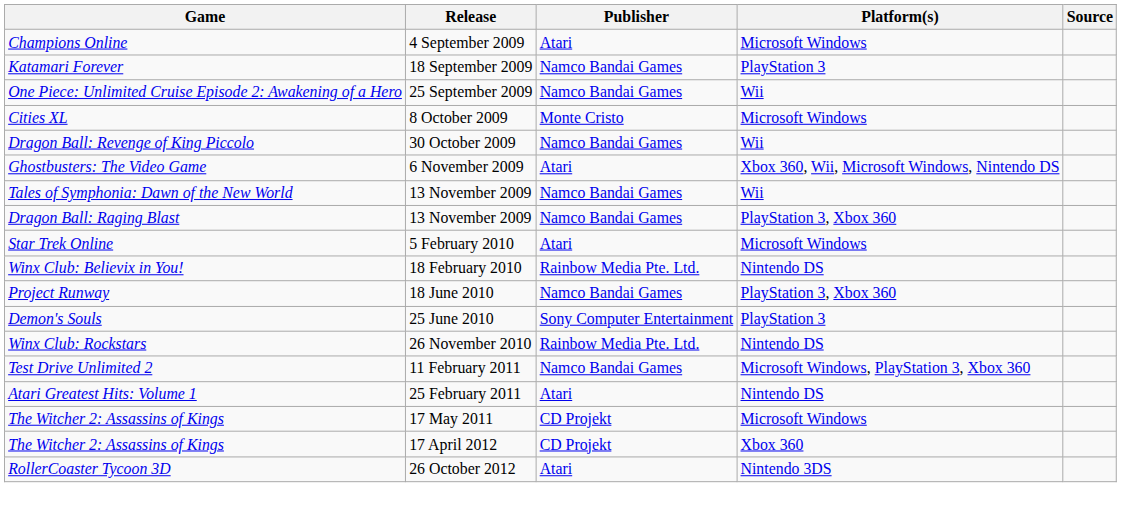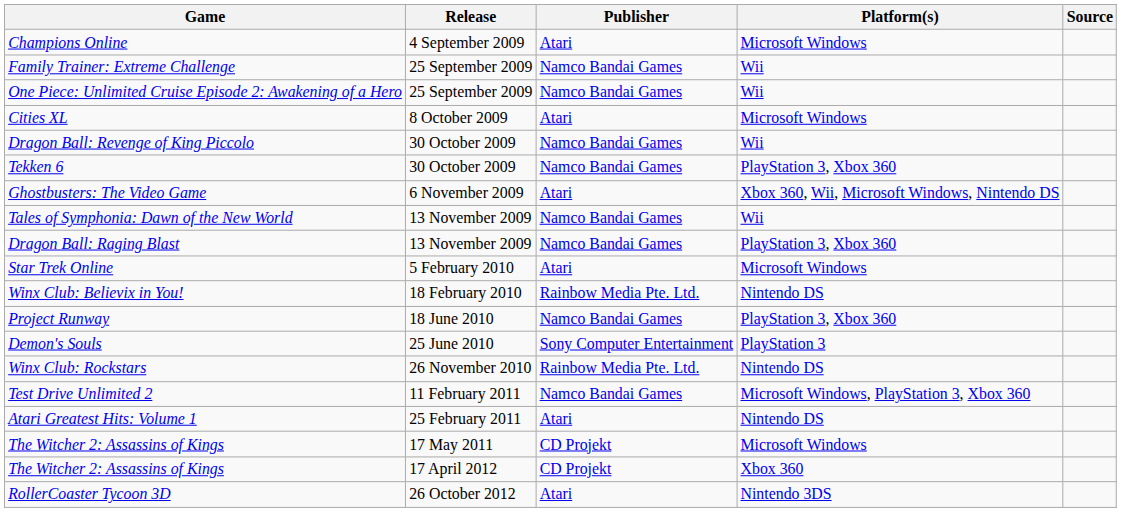- row: (66, 67)
+ row: (122, 67)
(582, 117) Monte Cristo -> (556, 117) Atari
+ row: (36, 167)
